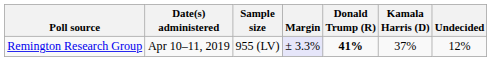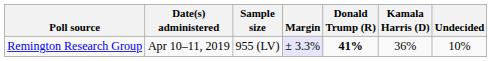(405, 46) 37% -> (405, 46) 36%
(460, 46) 12% -> (460, 46) 10%
